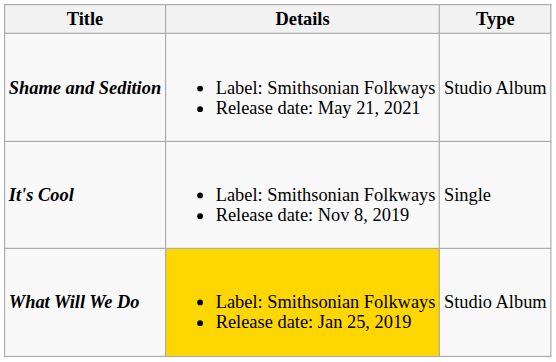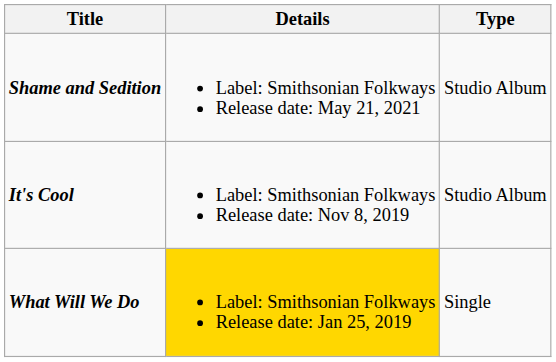(467, 194) Single -> (495, 194) Studio Album
(495, 302) Studio Album -> (467, 302) Single
